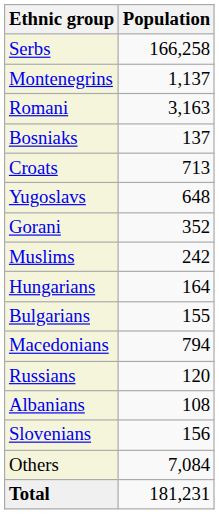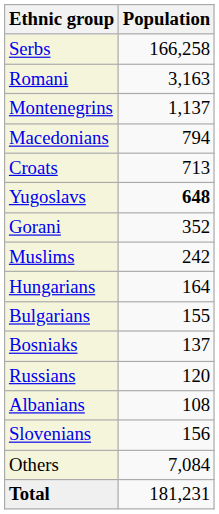rows swapped: (39, 108) <-> (61, 78)
rows swapped: (59, 345) <-> (43, 138)
(196, 197) normal -> (196, 197) bold
